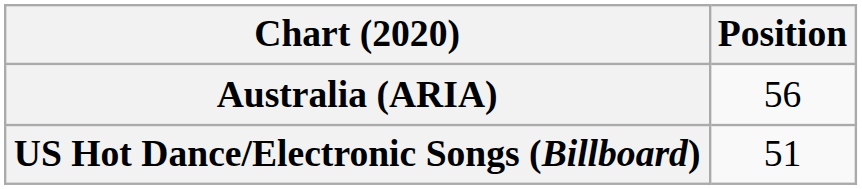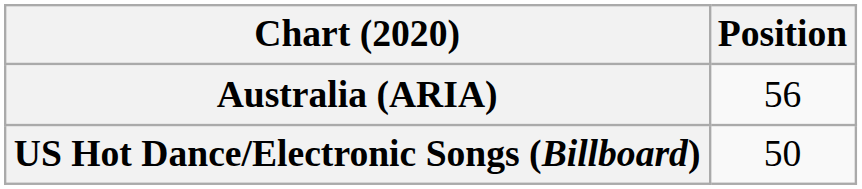(783, 153) 51 -> (783, 153) 50
